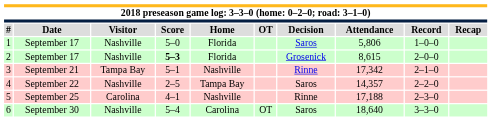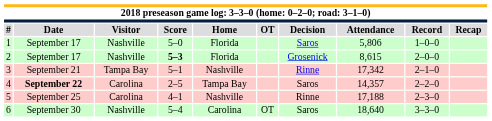(52, 83) normal -> (54, 83) bold
(123, 83) Nashville -> (126, 83) Carolina
